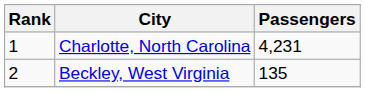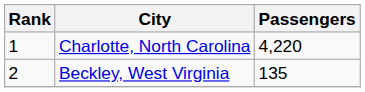(280, 46) 4,231 -> (280, 46) 4,220
